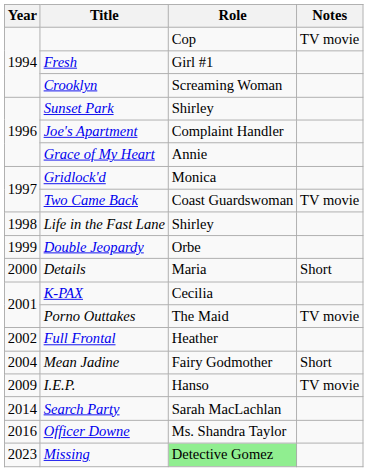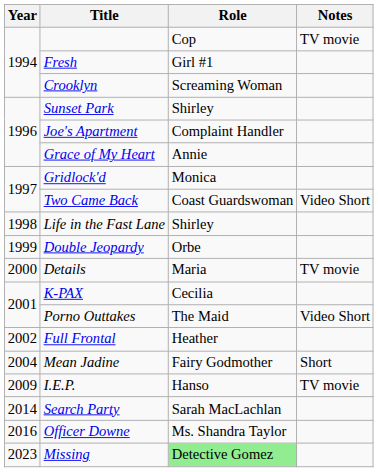(330, 200) TV movie -> (335, 200) Video Short
(316, 270) Short -> (330, 270) TV movie
(330, 316) TV movie -> (335, 316) Video Short
